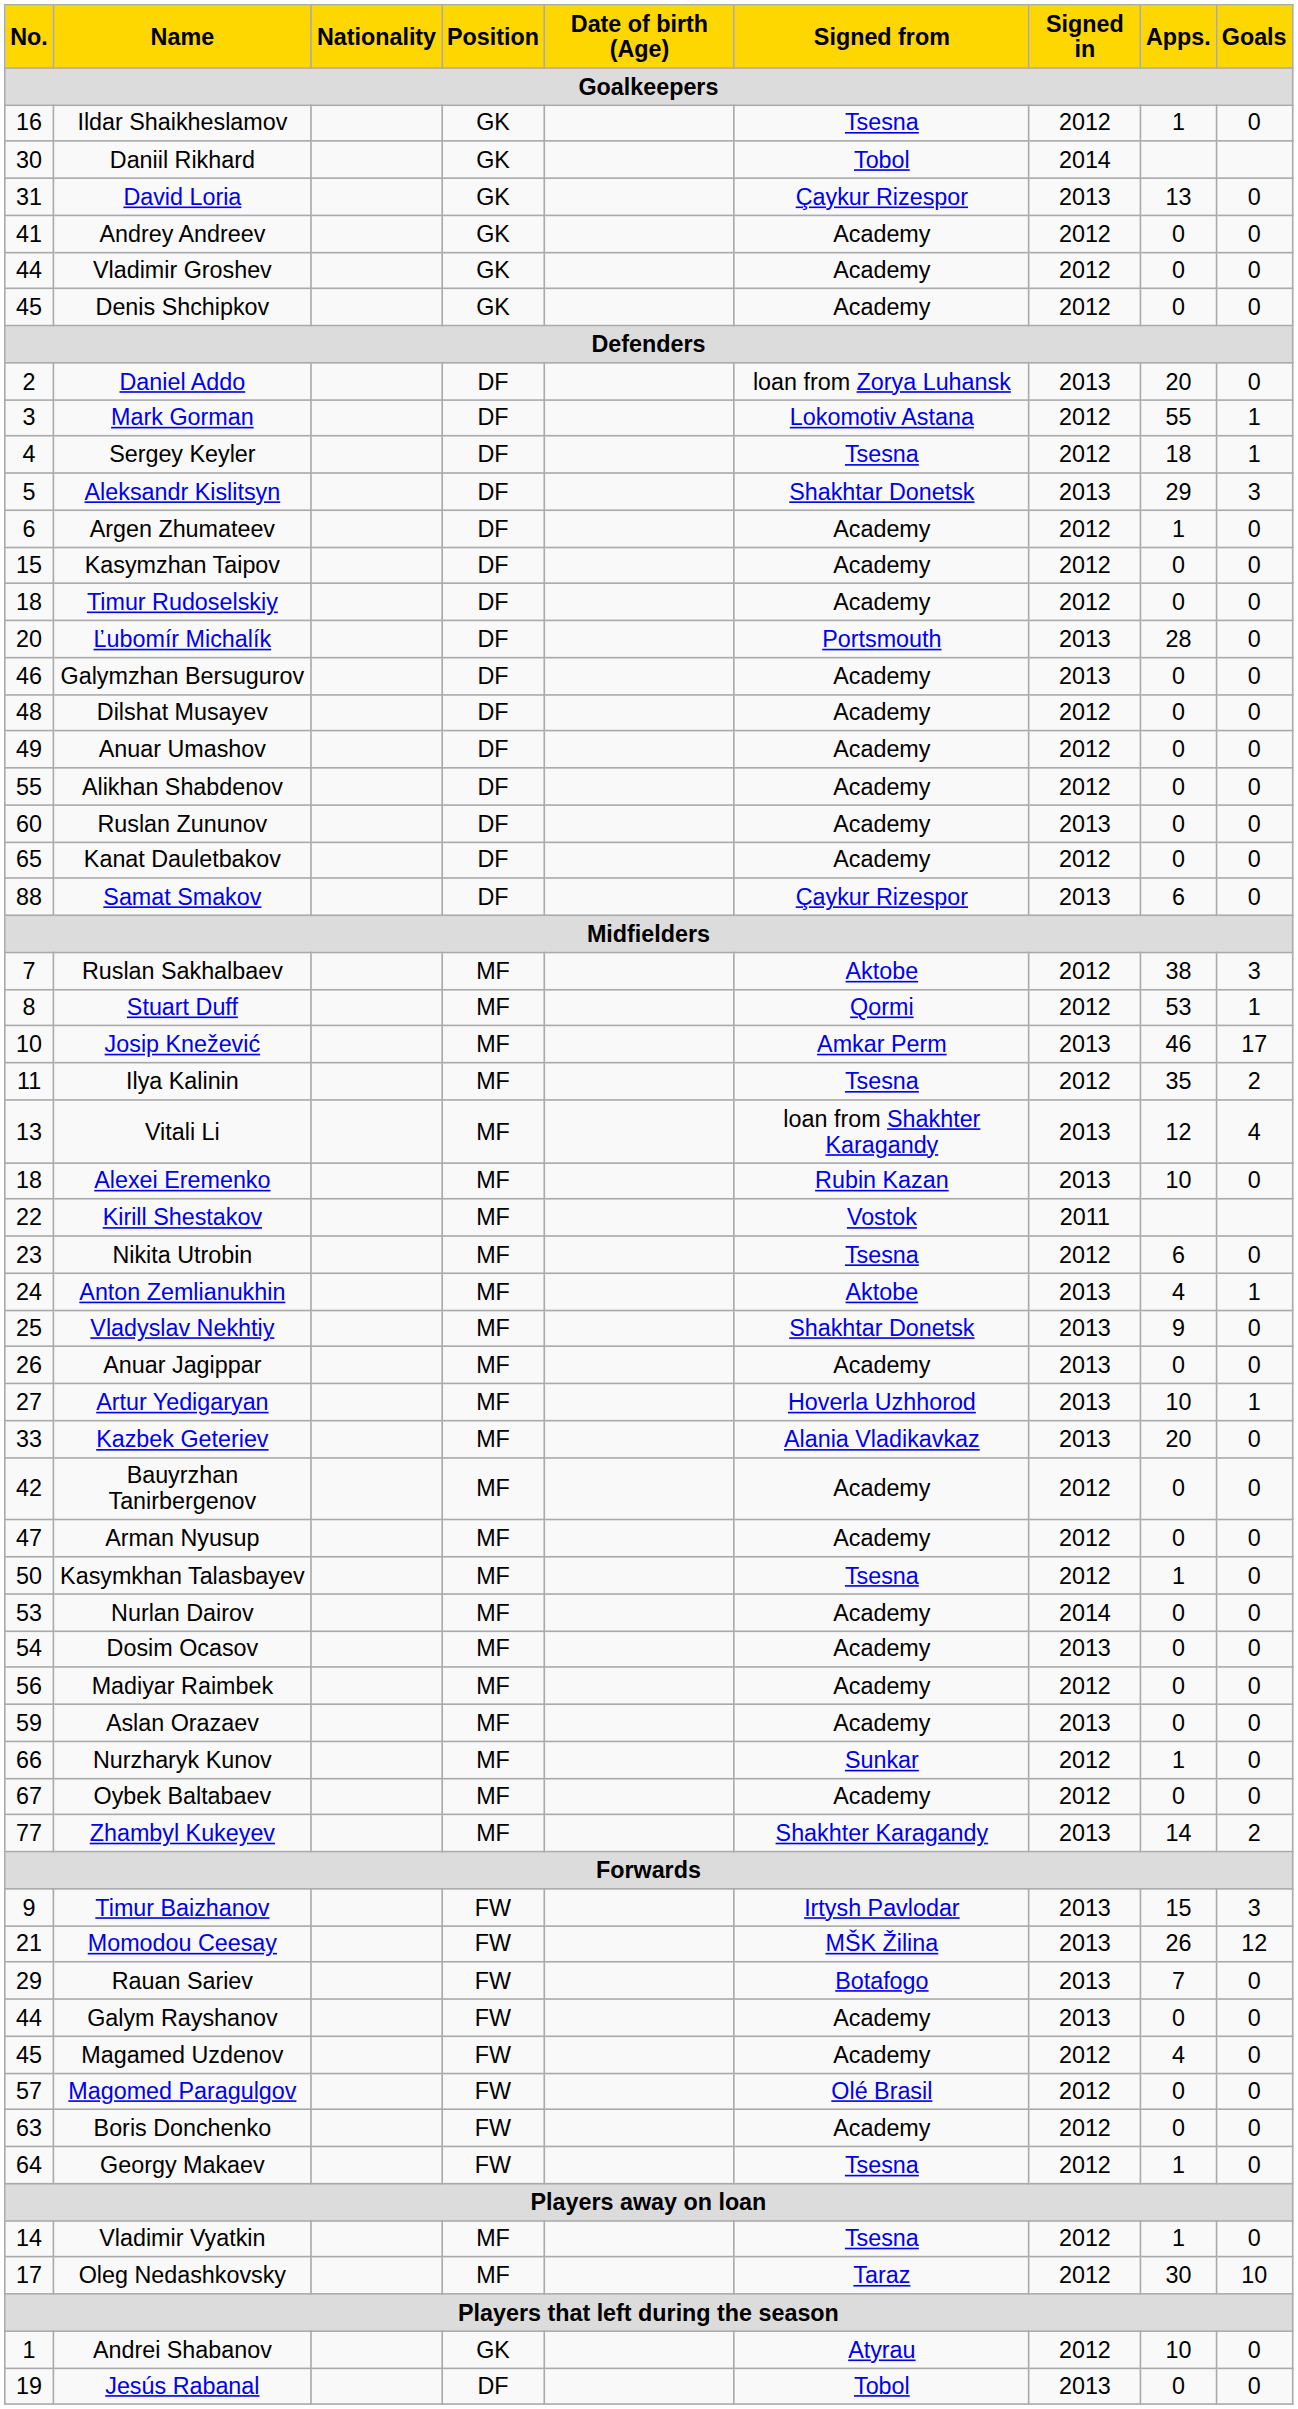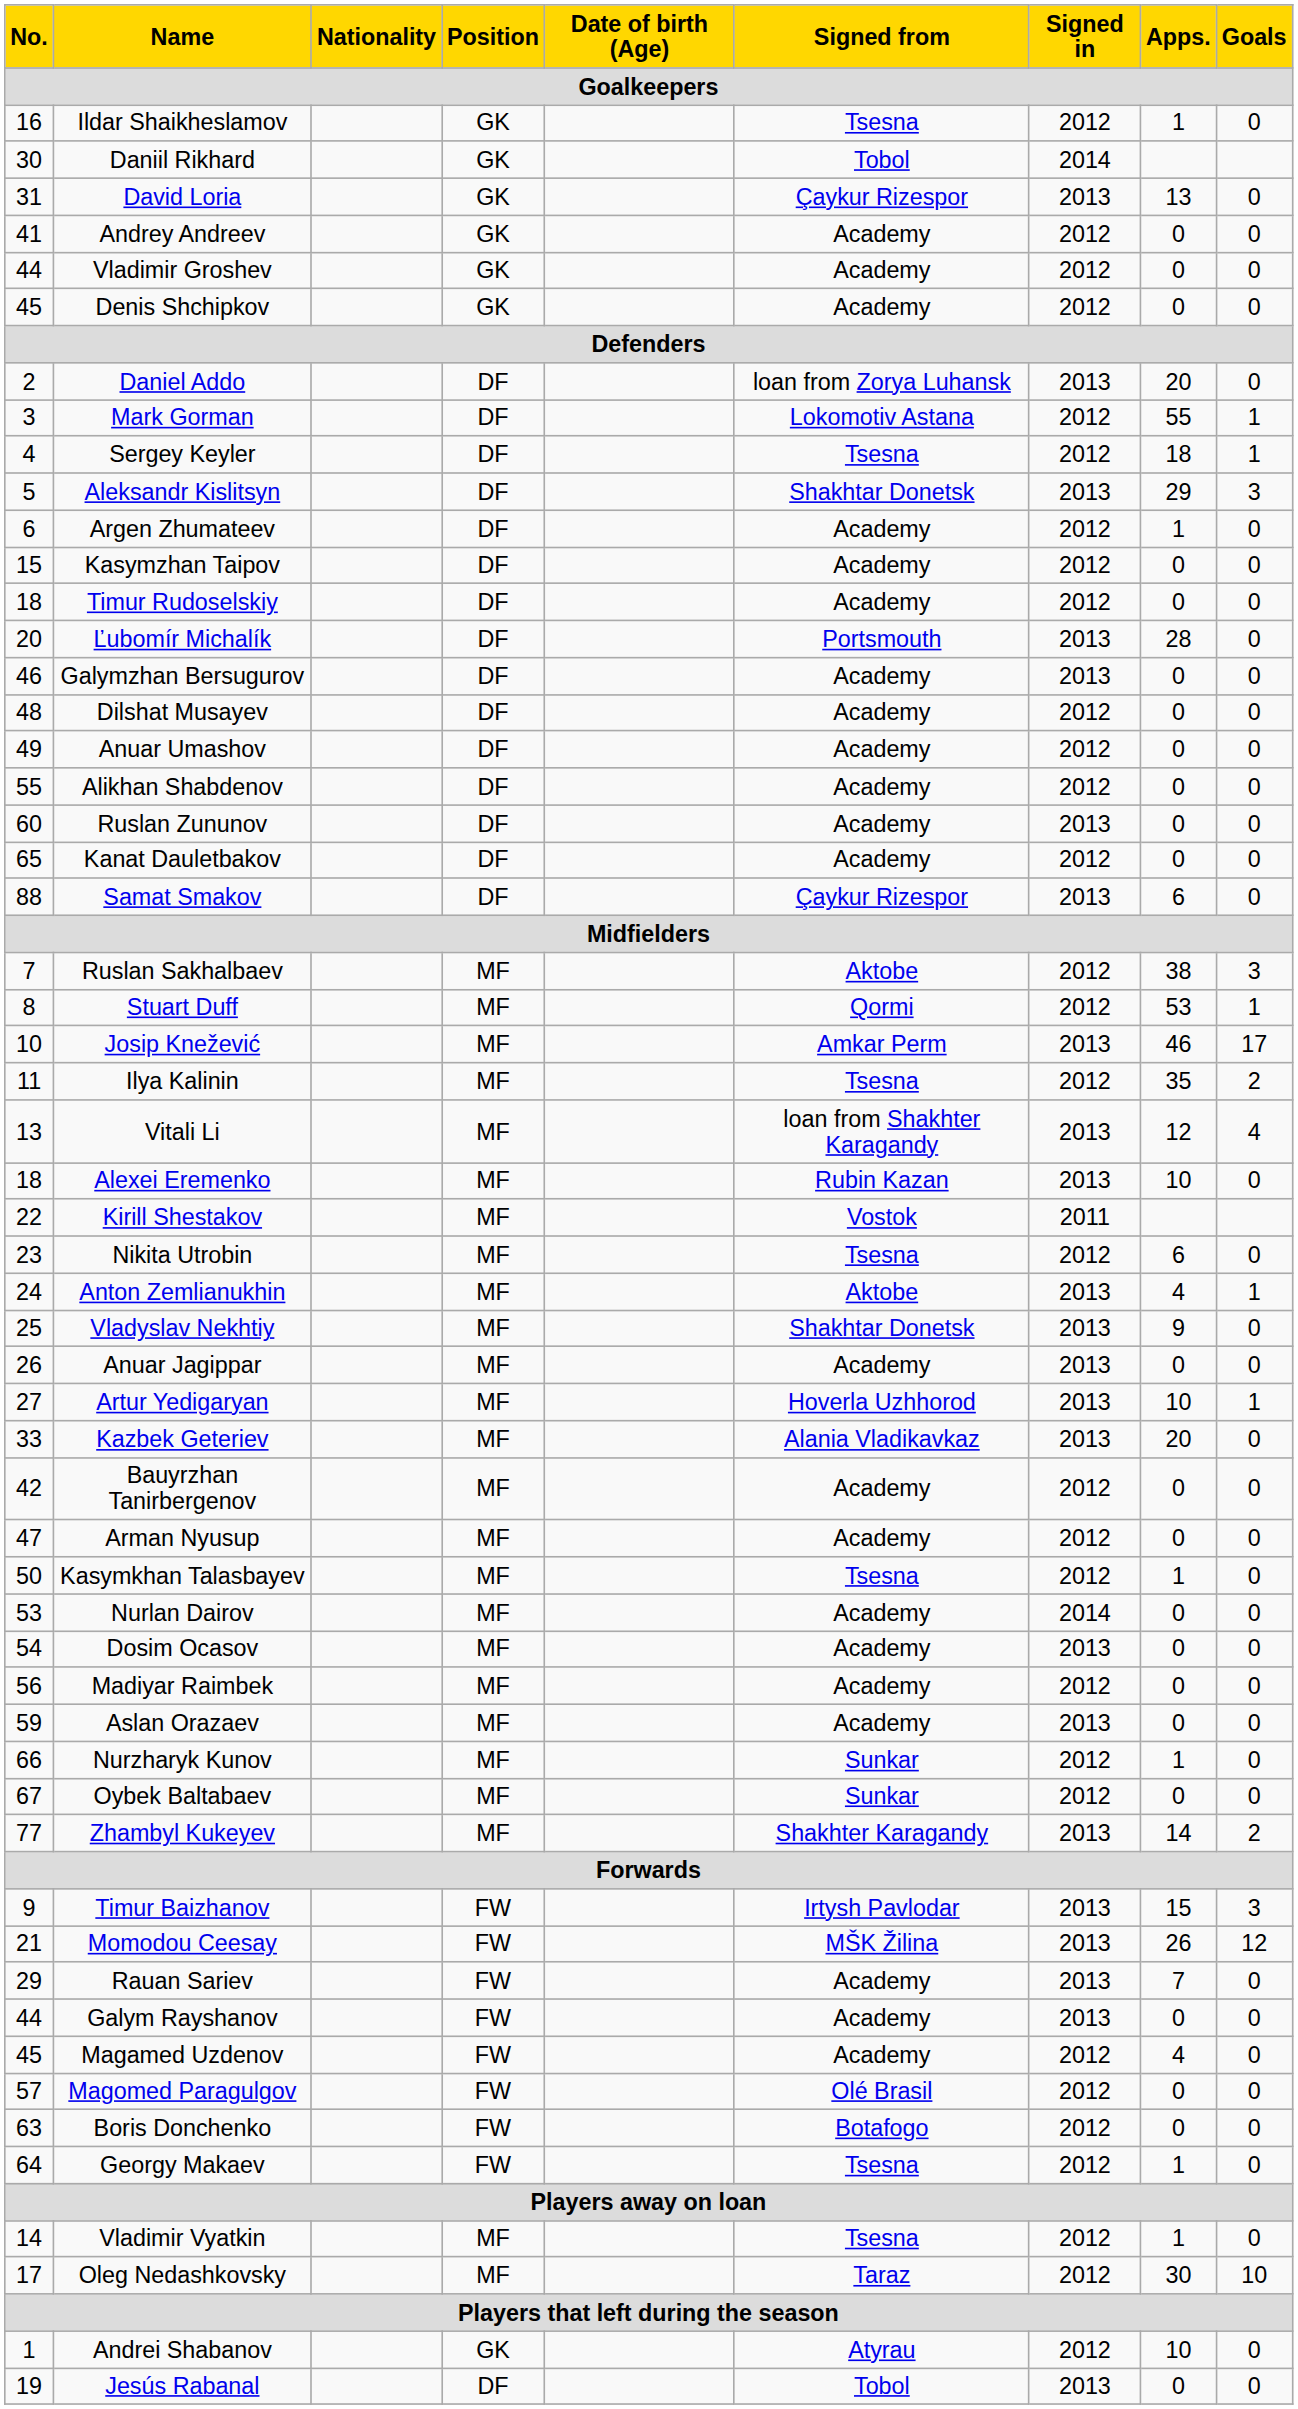(882, 1797) Academy -> (882, 1797) Sunkar
(882, 1981) Botafogo -> (882, 1981) Academy
(882, 2128) Academy -> (882, 2128) Botafogo
